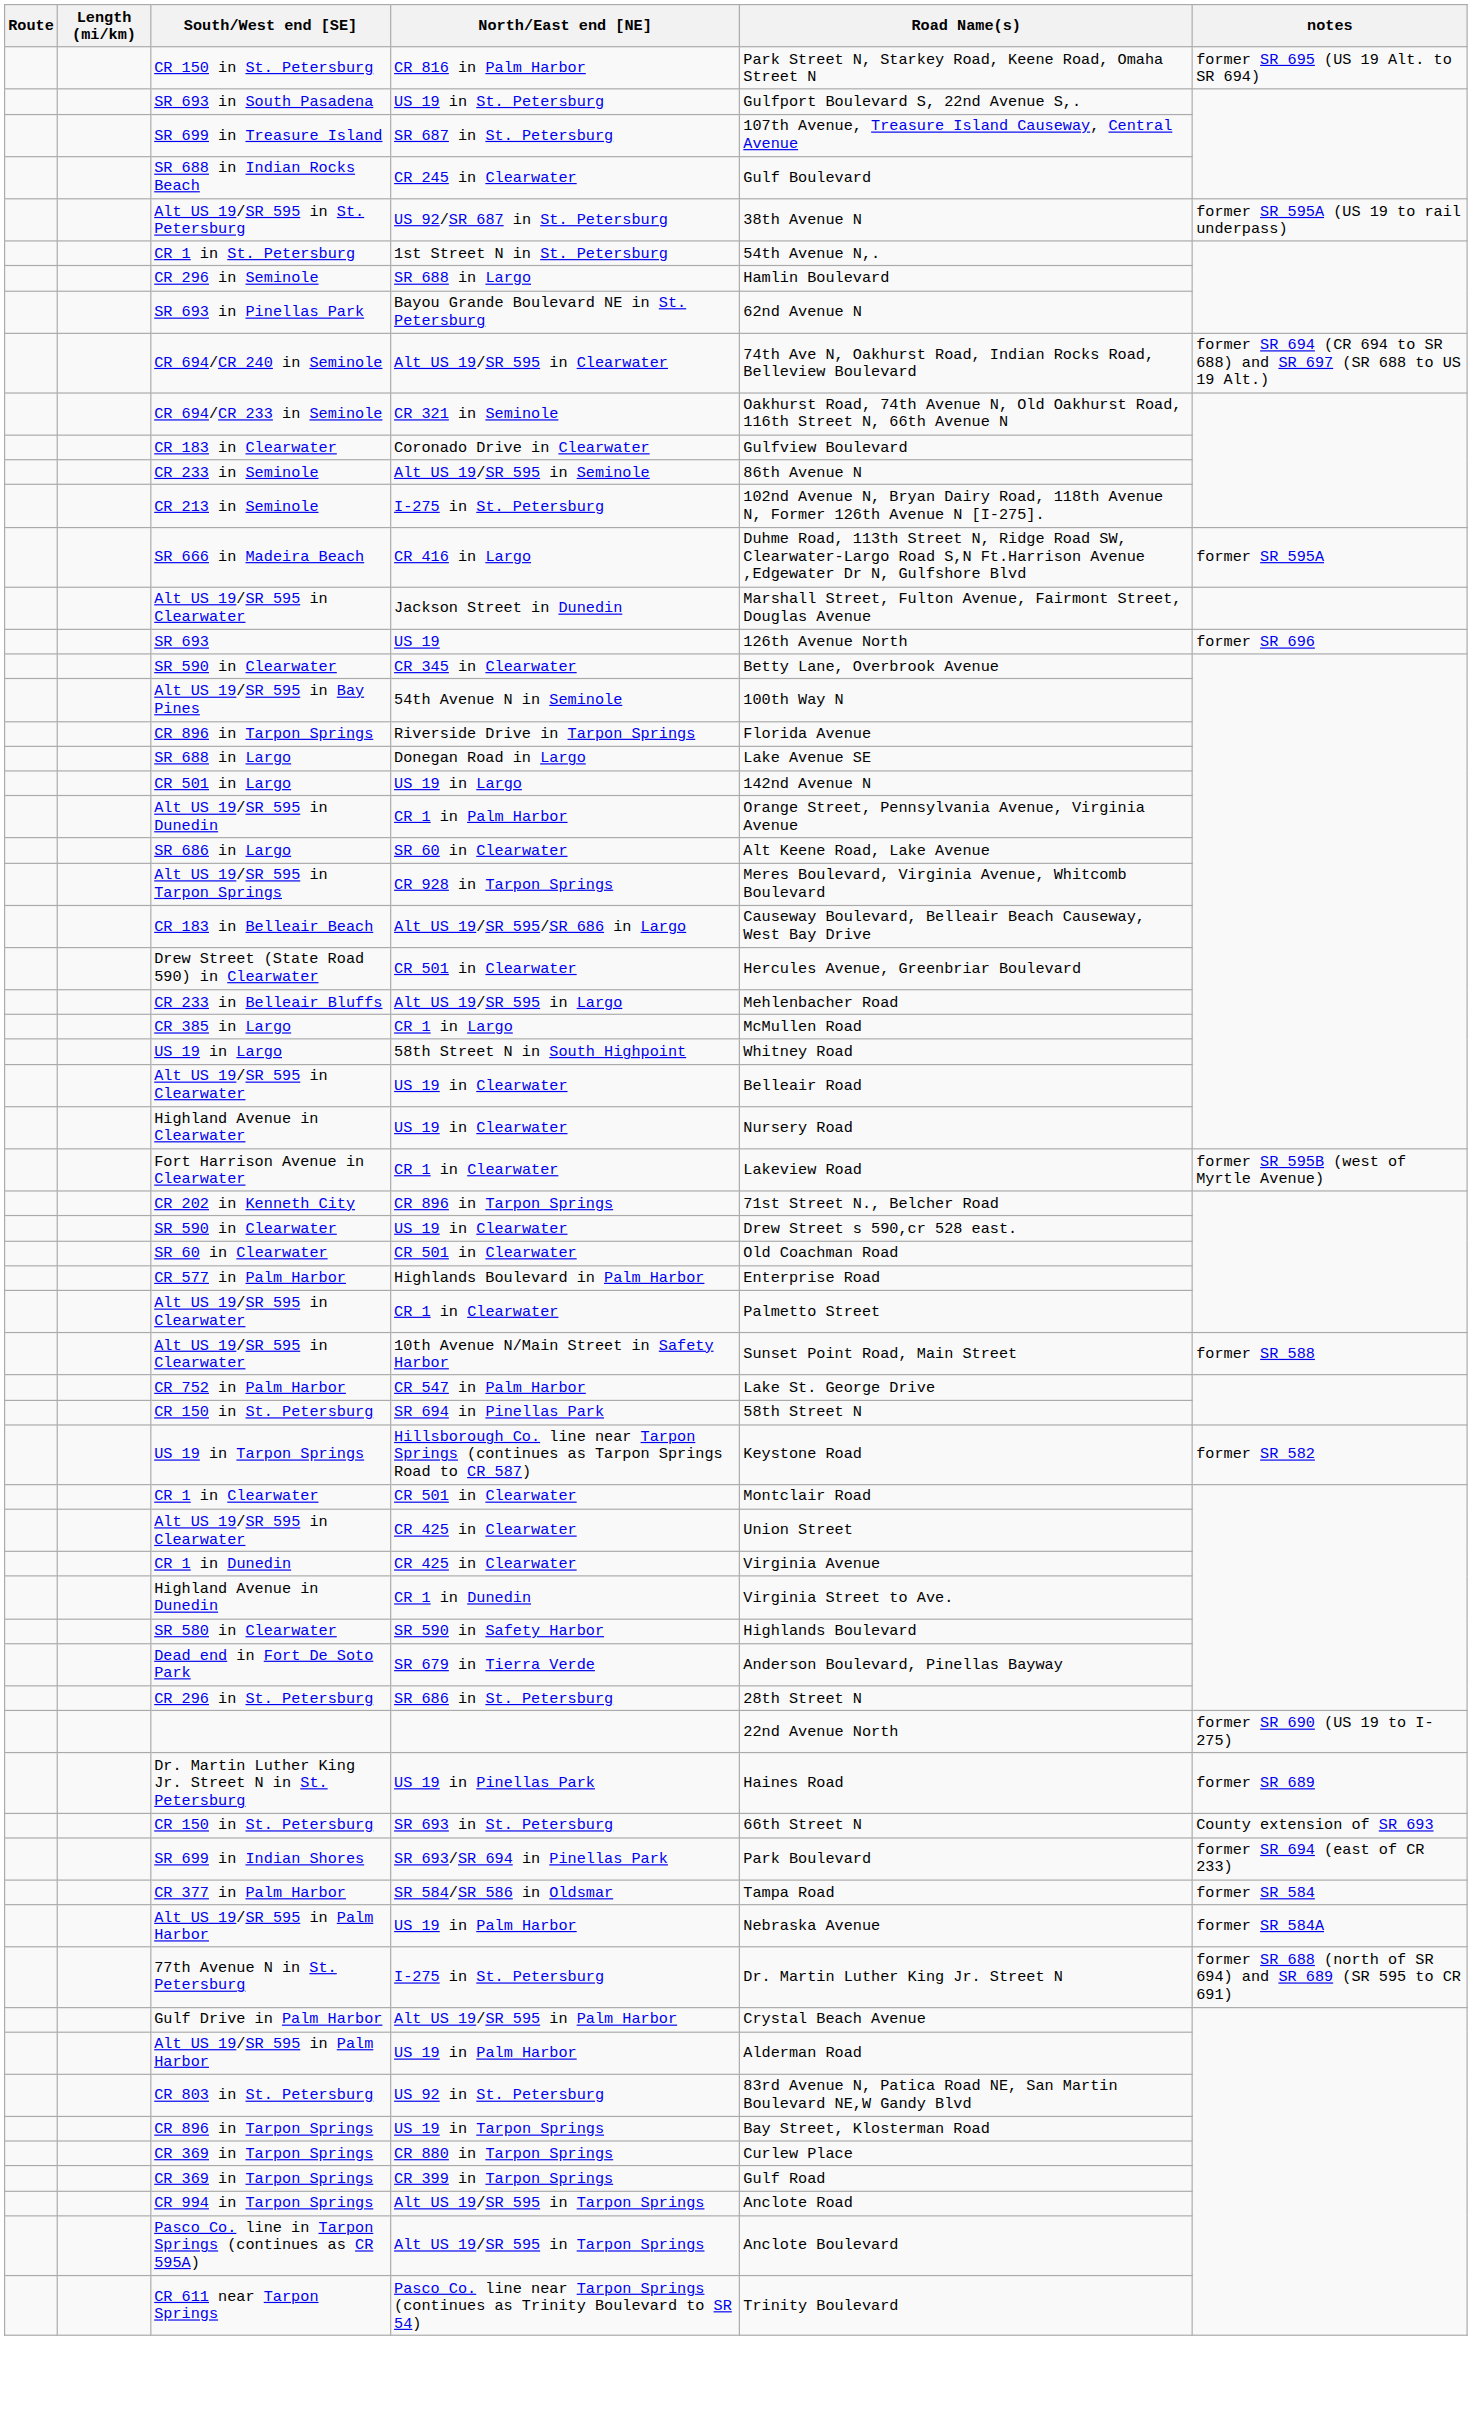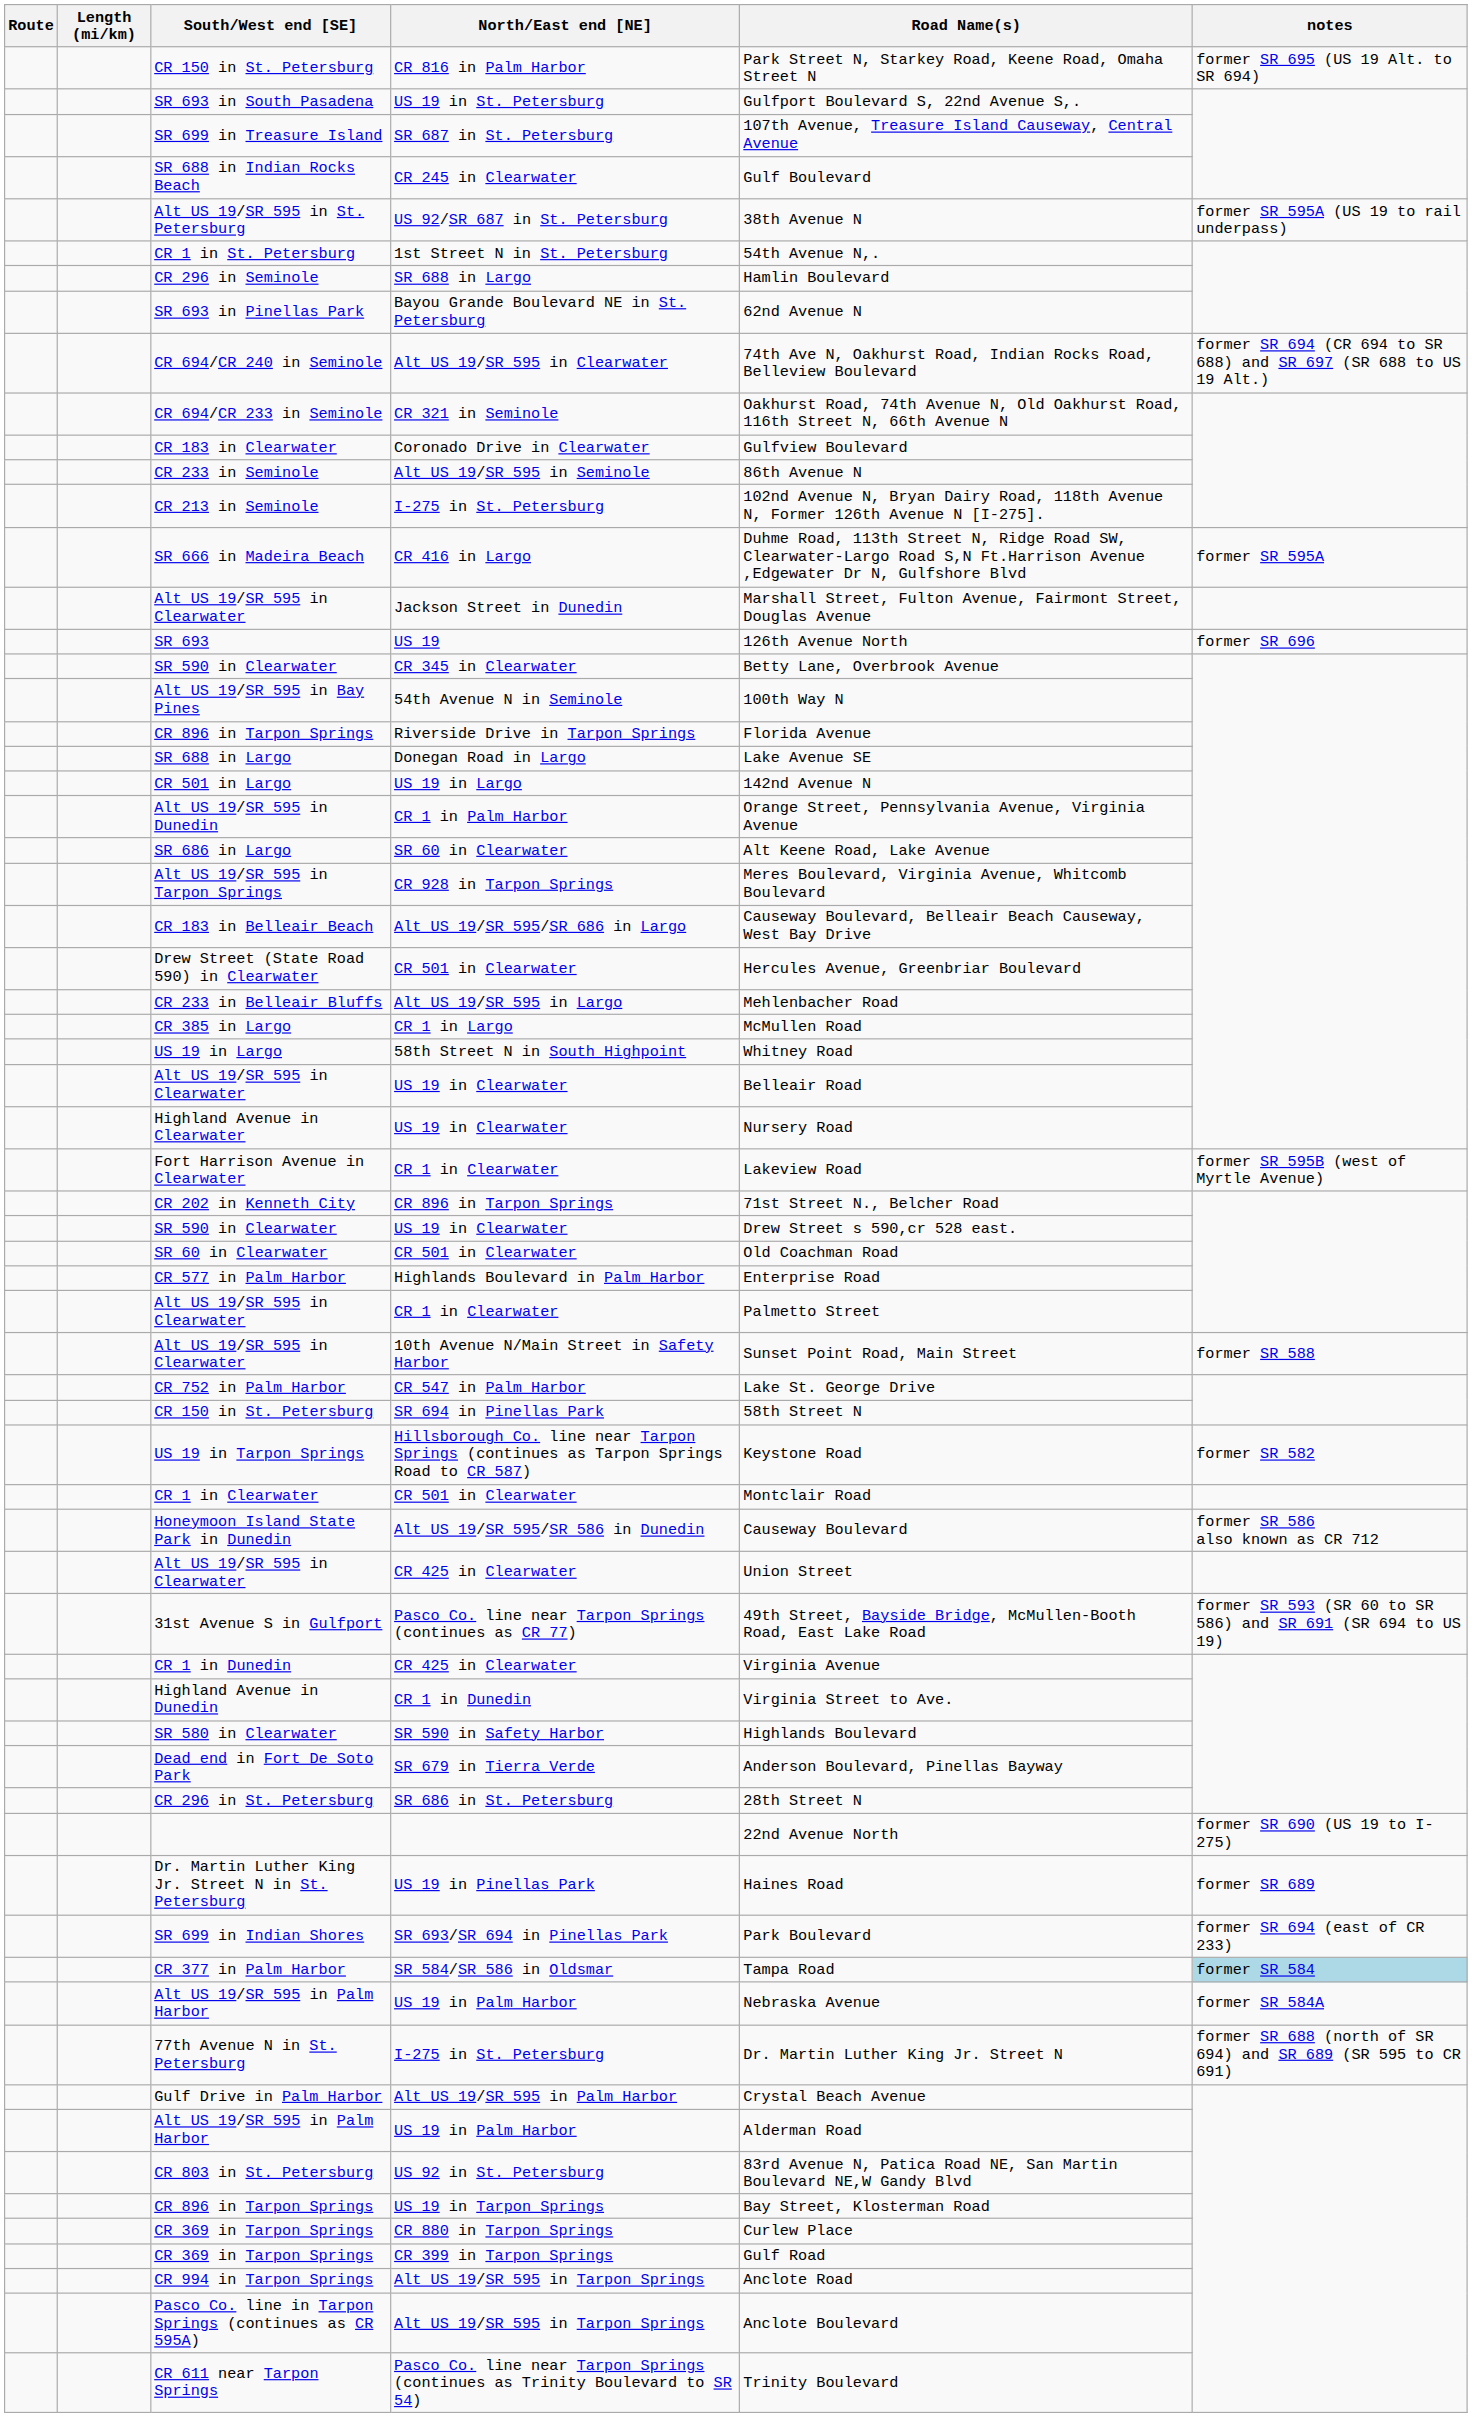+ row: (255, 1530)
+ row: (268, 1624)
- row: (264, 1825)
(1256, 1892) no background -> (1256, 1970) lightblue background
